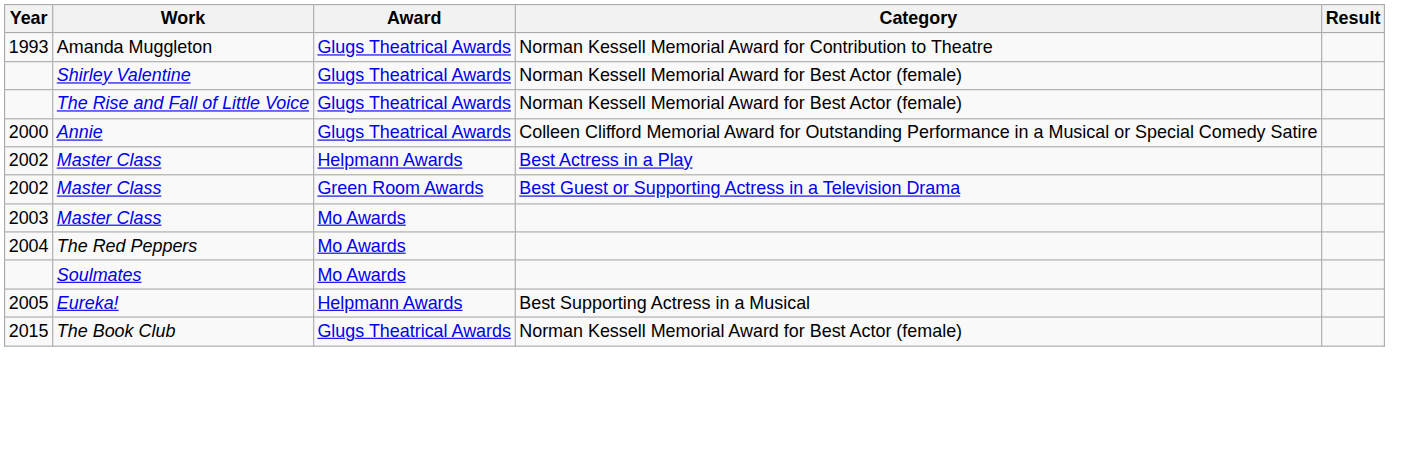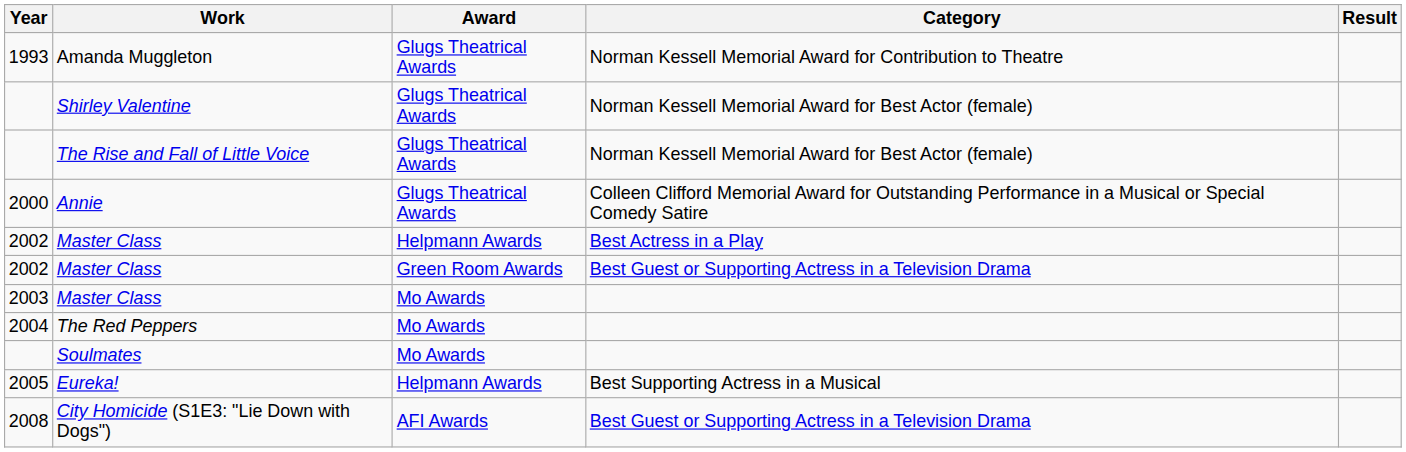+ row: (203, 422)
- row: (116, 331)
